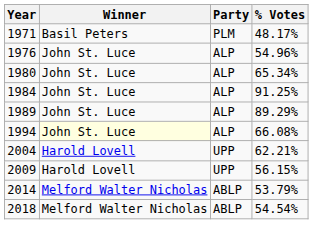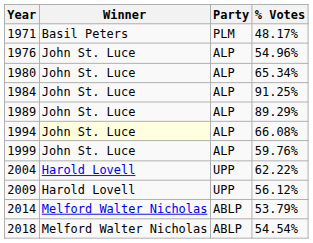+ row: (22, 151)
(276, 151) 62.21% -> (276, 170) 62.22%
(276, 170) 56.15% -> (276, 190) 56.12%
